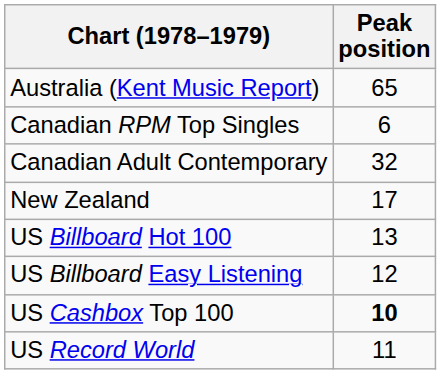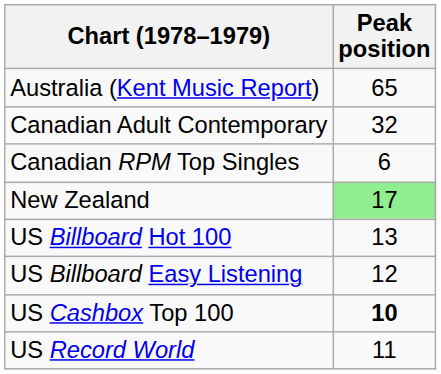rows swapped: (155, 125) <-> (169, 162)
(384, 200) no background -> (384, 200) lightgreen background
